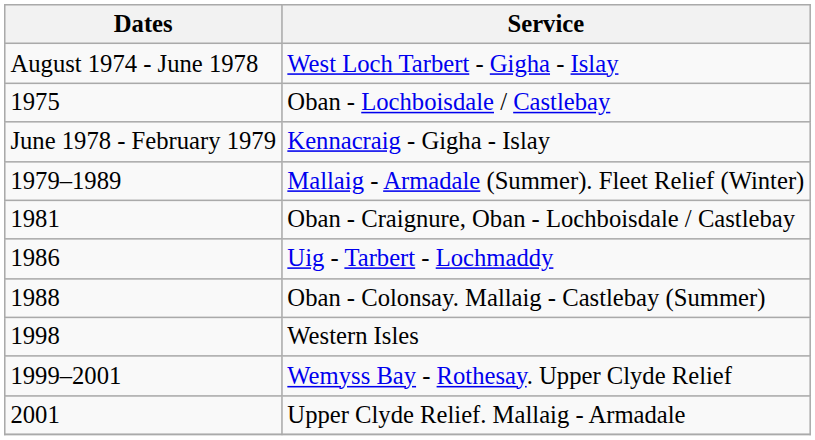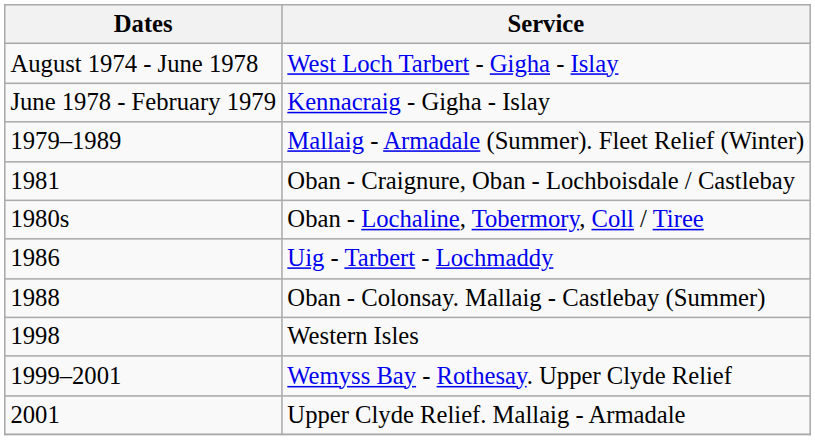- row: (449, 102)
+ row: (496, 219)
